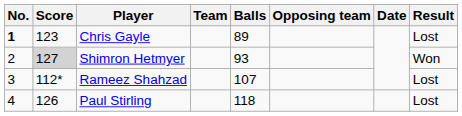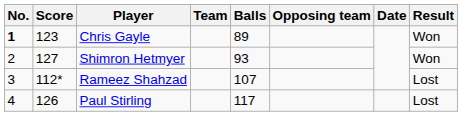(425, 37) Lost -> (426, 37) Won
(47, 58) lightgrey background -> (47, 58) no background
(245, 101) 118 -> (245, 101) 117
